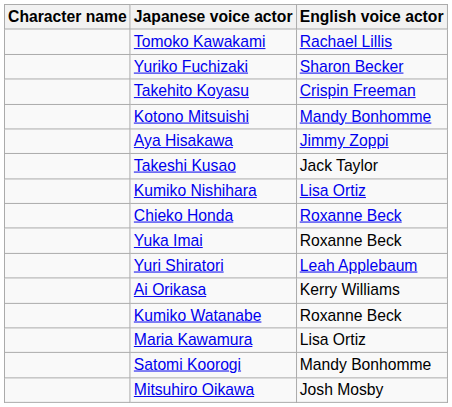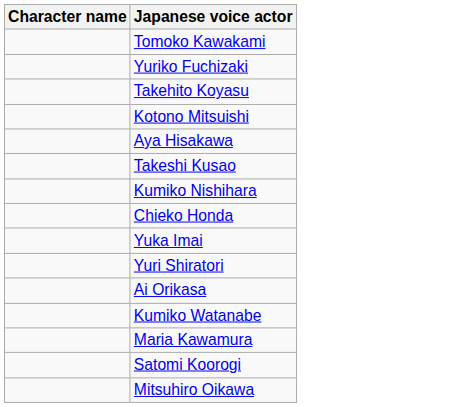- column: (372, 16)
